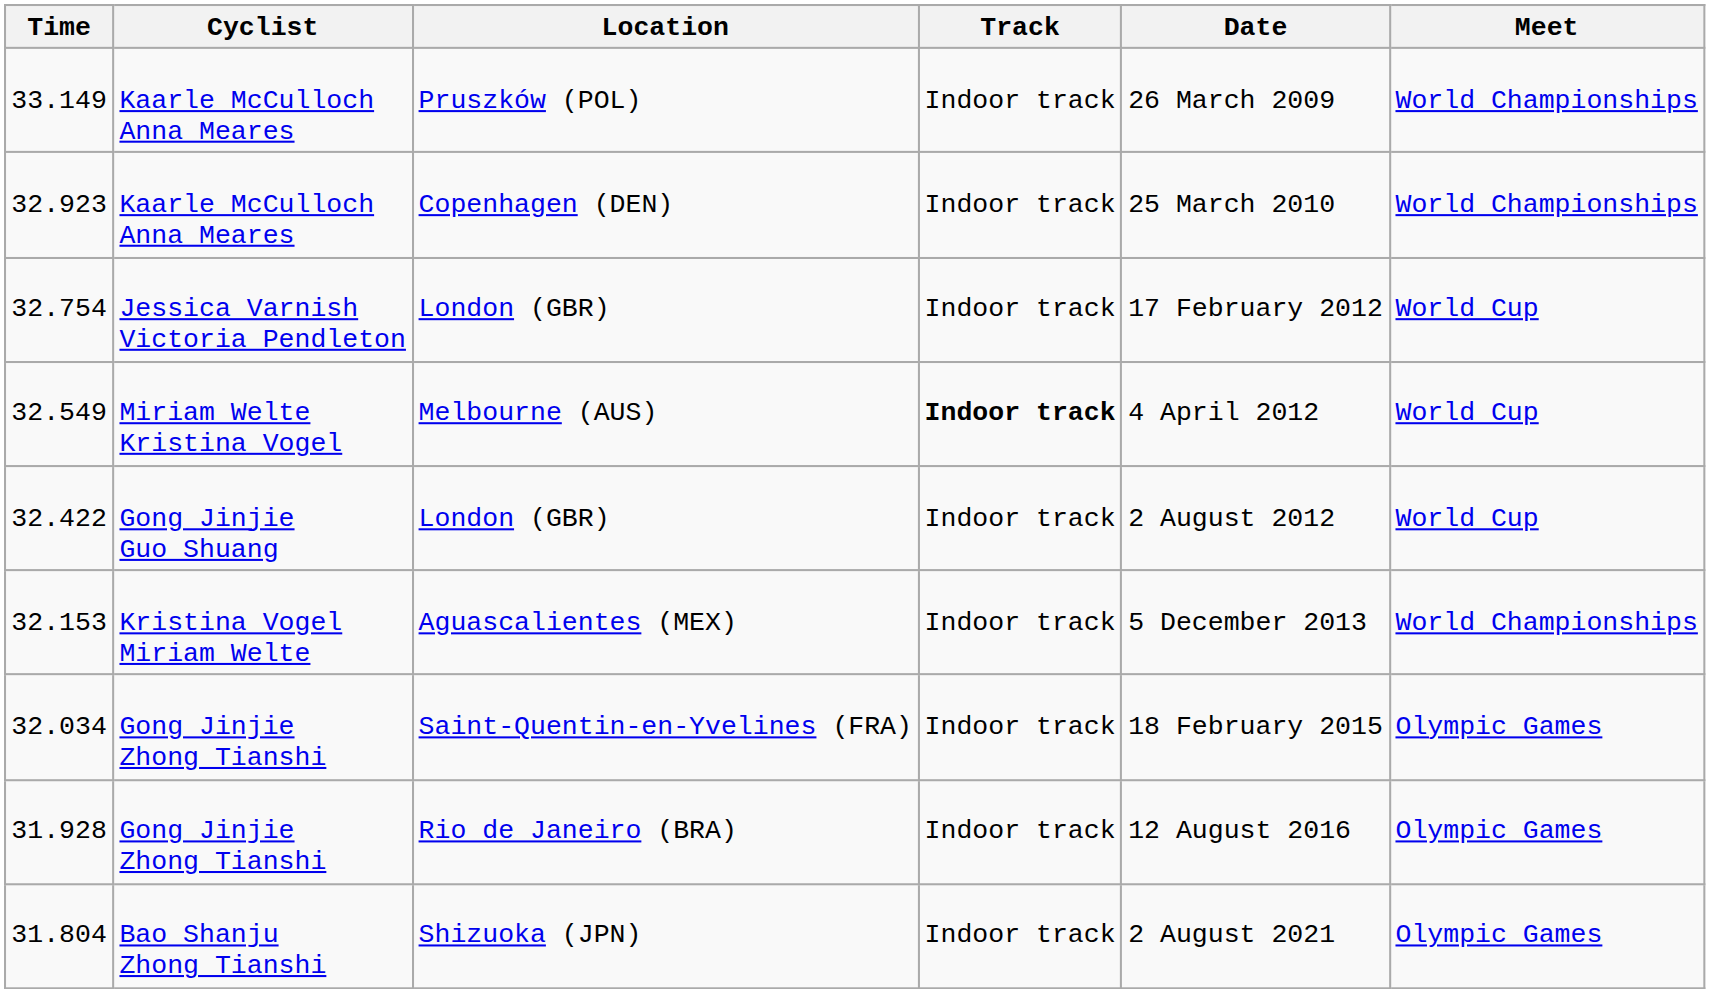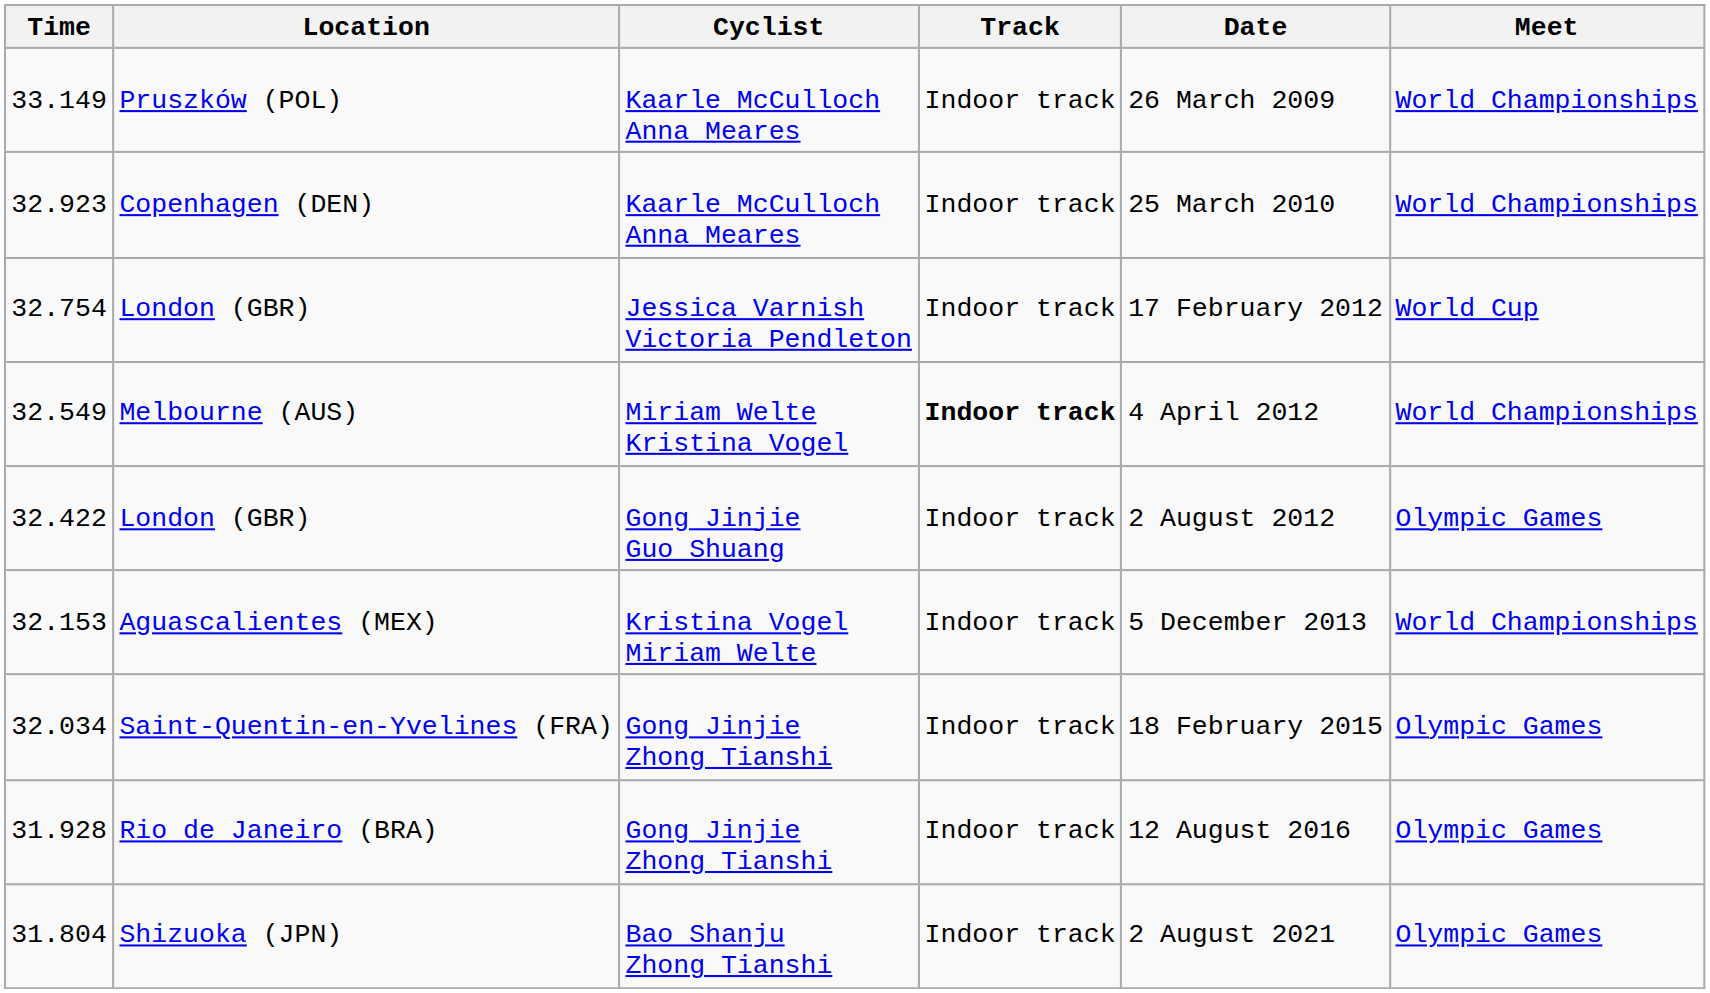columns swapped: (263, 27) <-> (665, 27)
(1467, 414) World Cup -> (1547, 414) World Championships
(1467, 518) World Cup -> (1499, 518) Olympic Games
